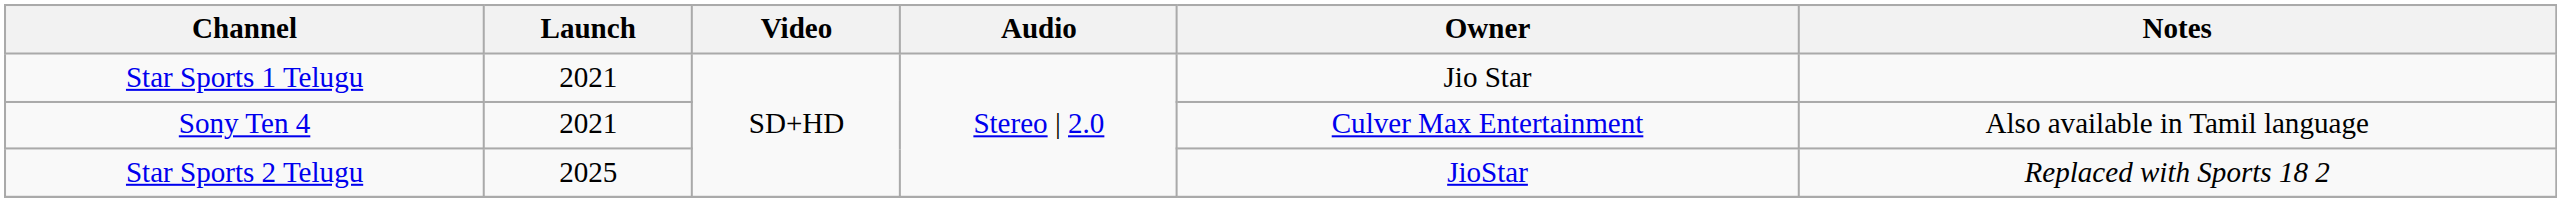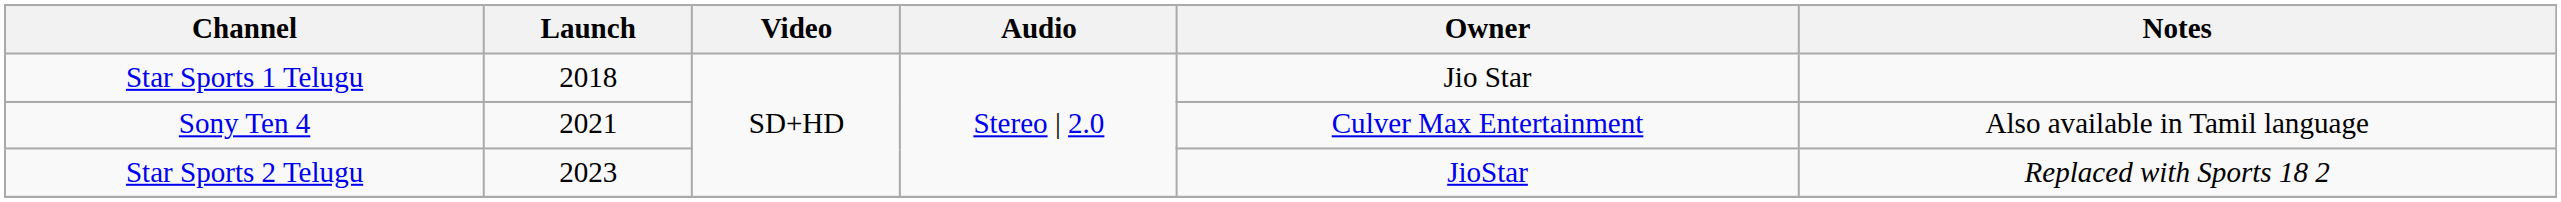(588, 76) 2021 -> (588, 76) 2018
(588, 172) 2025 -> (588, 172) 2023
